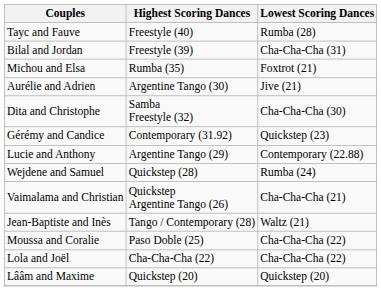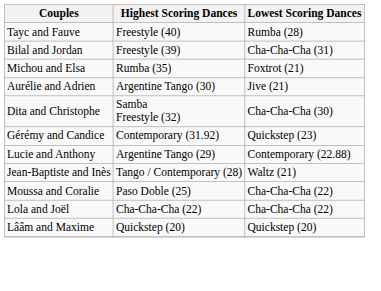- row: (55, 172)
- row: (65, 197)
